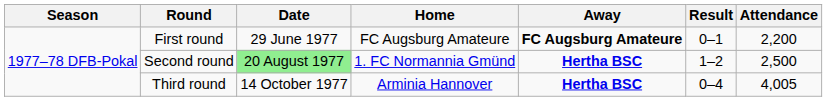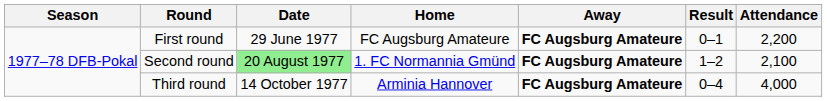(602, 61) Hertha BSC -> (602, 61) FC Augsburg Amateure
(779, 61) 2,500 -> (779, 61) 2,100
(602, 84) Hertha BSC -> (602, 84) FC Augsburg Amateure
(779, 84) 4,005 -> (779, 84) 4,000
